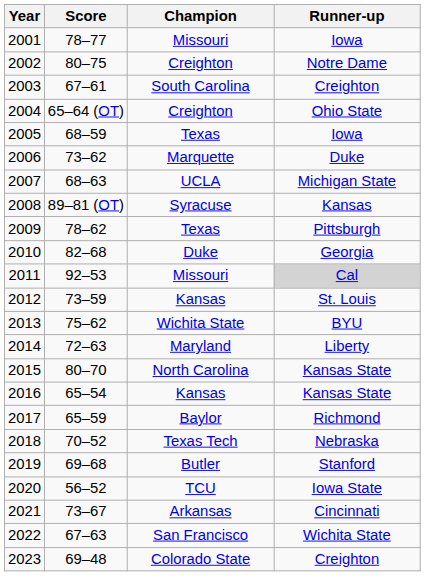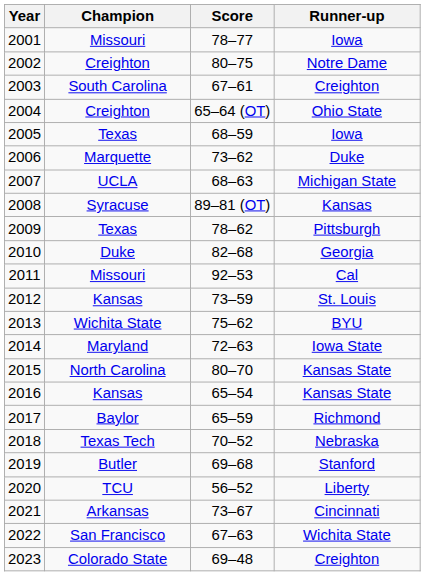columns swapped: (201, 16) <-> (86, 16)
(347, 275) lightgrey background -> (347, 275) no background
(347, 346) Liberty -> (347, 346) Iowa State
(347, 488) Iowa State -> (347, 488) Liberty
